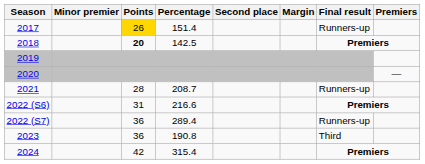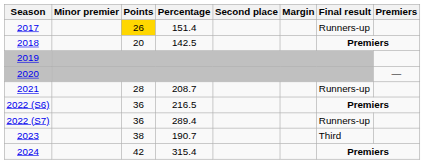(138, 43) bold -> (138, 43) normal
(138, 105) 31 -> (138, 105) 36
(184, 105) 216.6 -> (184, 105) 216.5
(138, 136) 36 -> (138, 136) 38
(184, 136) 190.8 -> (184, 136) 190.7
